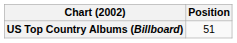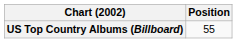(209, 29) 51 -> (209, 29) 55
